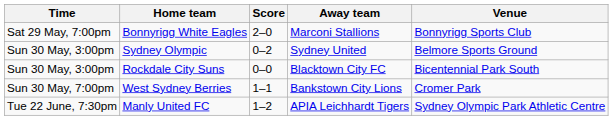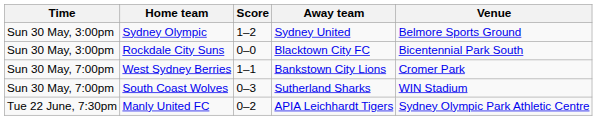- row: (185, 32)
(262, 50) 0–2 -> (246, 32) 1–2
+ row: (175, 87)
(262, 106) 1–2 -> (246, 106) 0–2
